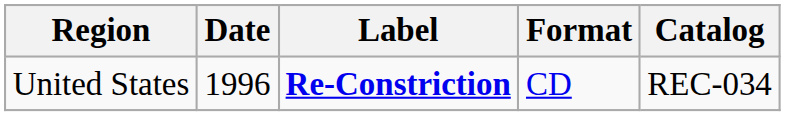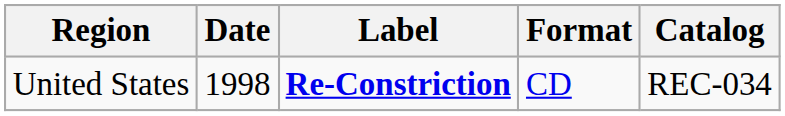(237, 82) 1996 -> (237, 82) 1998
